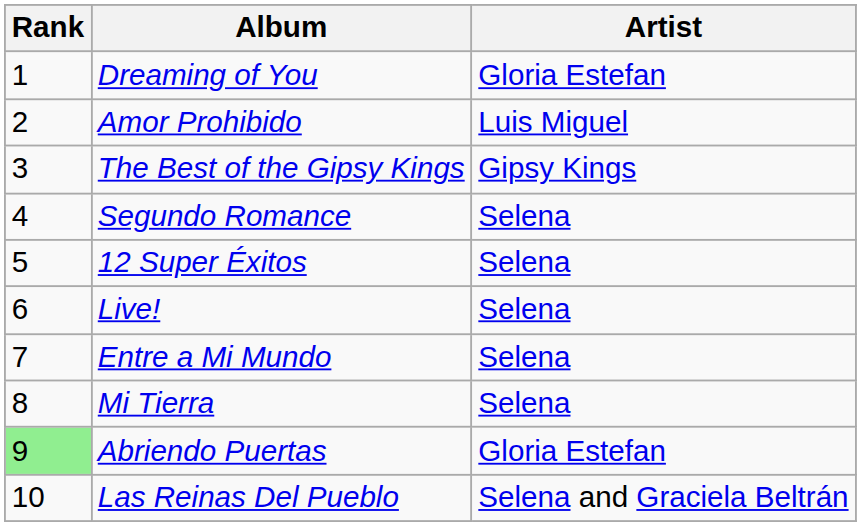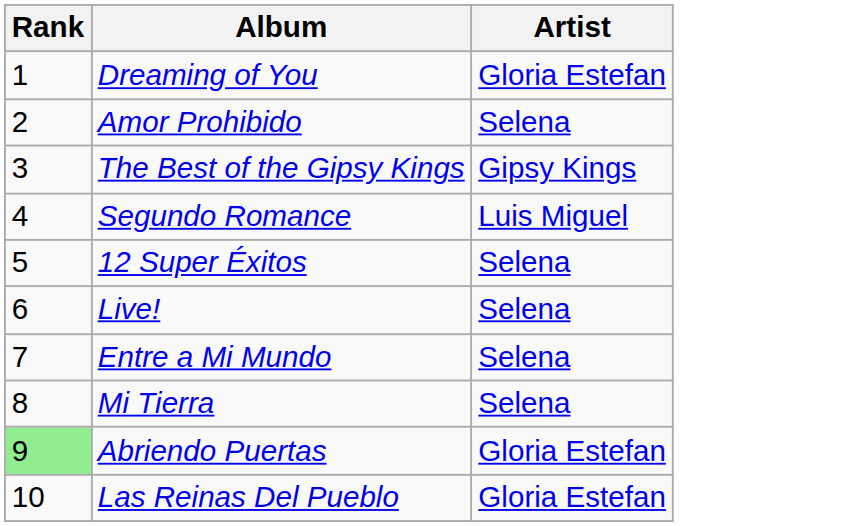(553, 121) Luis Miguel -> (524, 121) Selena
(524, 215) Selena -> (553, 215) Luis Miguel
(663, 497) Selena and Graciela Beltrán -> (572, 497) Gloria Estefan
